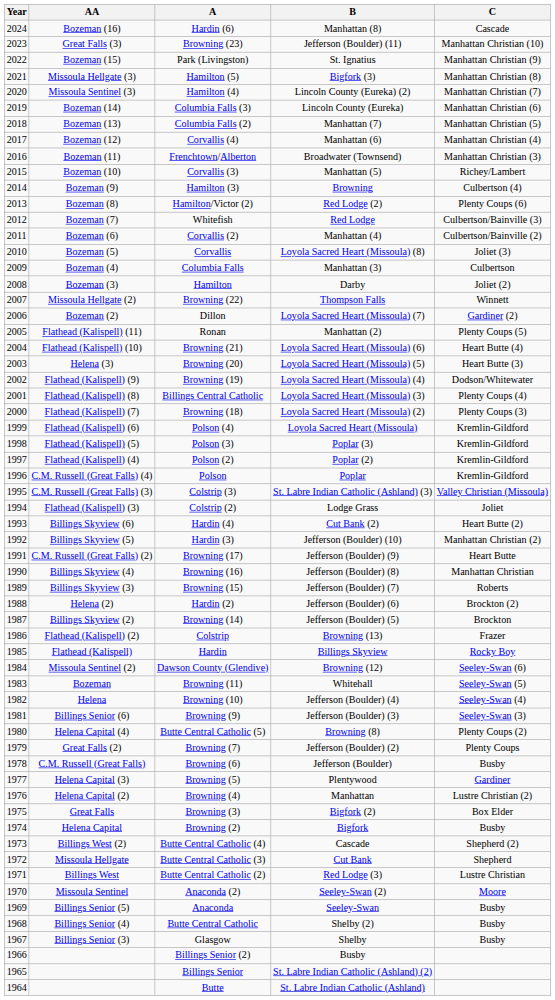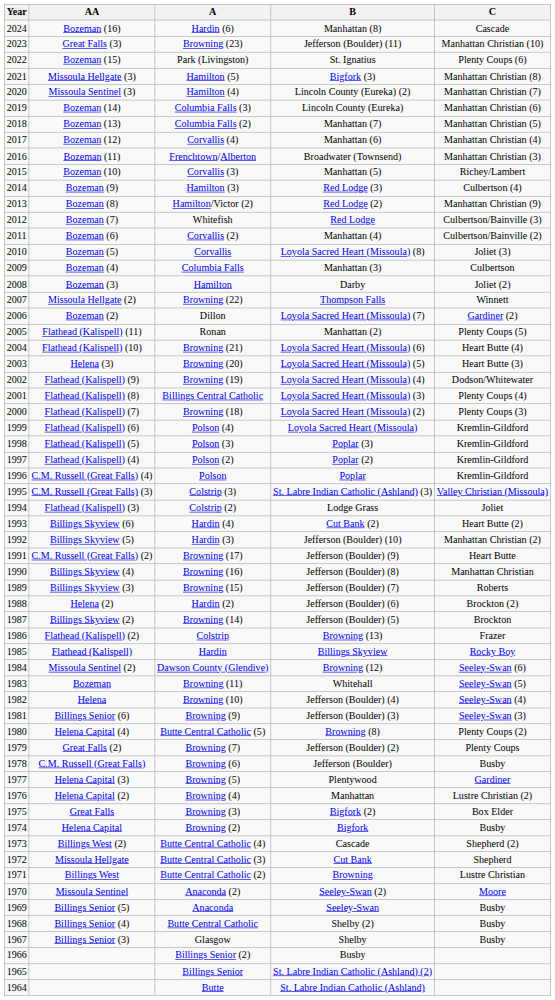(492, 60) Manhattan Christian (9) -> (492, 60) Plenty Coups (6)
(353, 188) Browning -> (353, 188) Red Lodge (3)
(492, 204) Plenty Coups (6) -> (492, 204) Manhattan Christian (9)
(353, 875) Red Lodge (3) -> (353, 875) Browning
